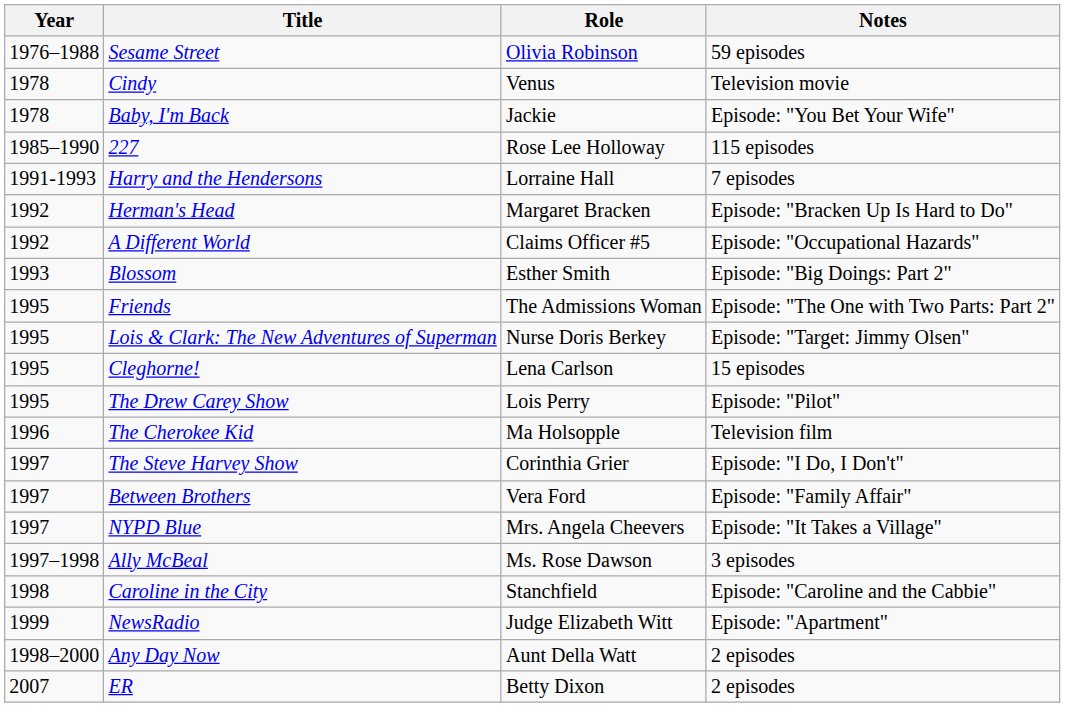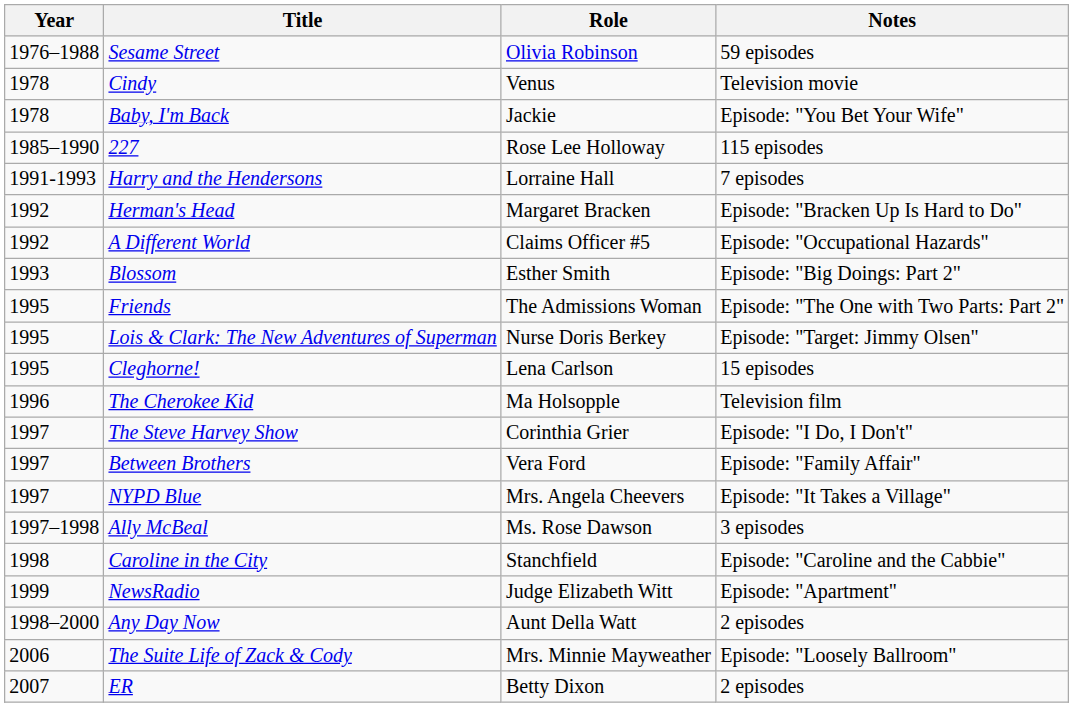- row: (199, 400)
+ row: (230, 654)
